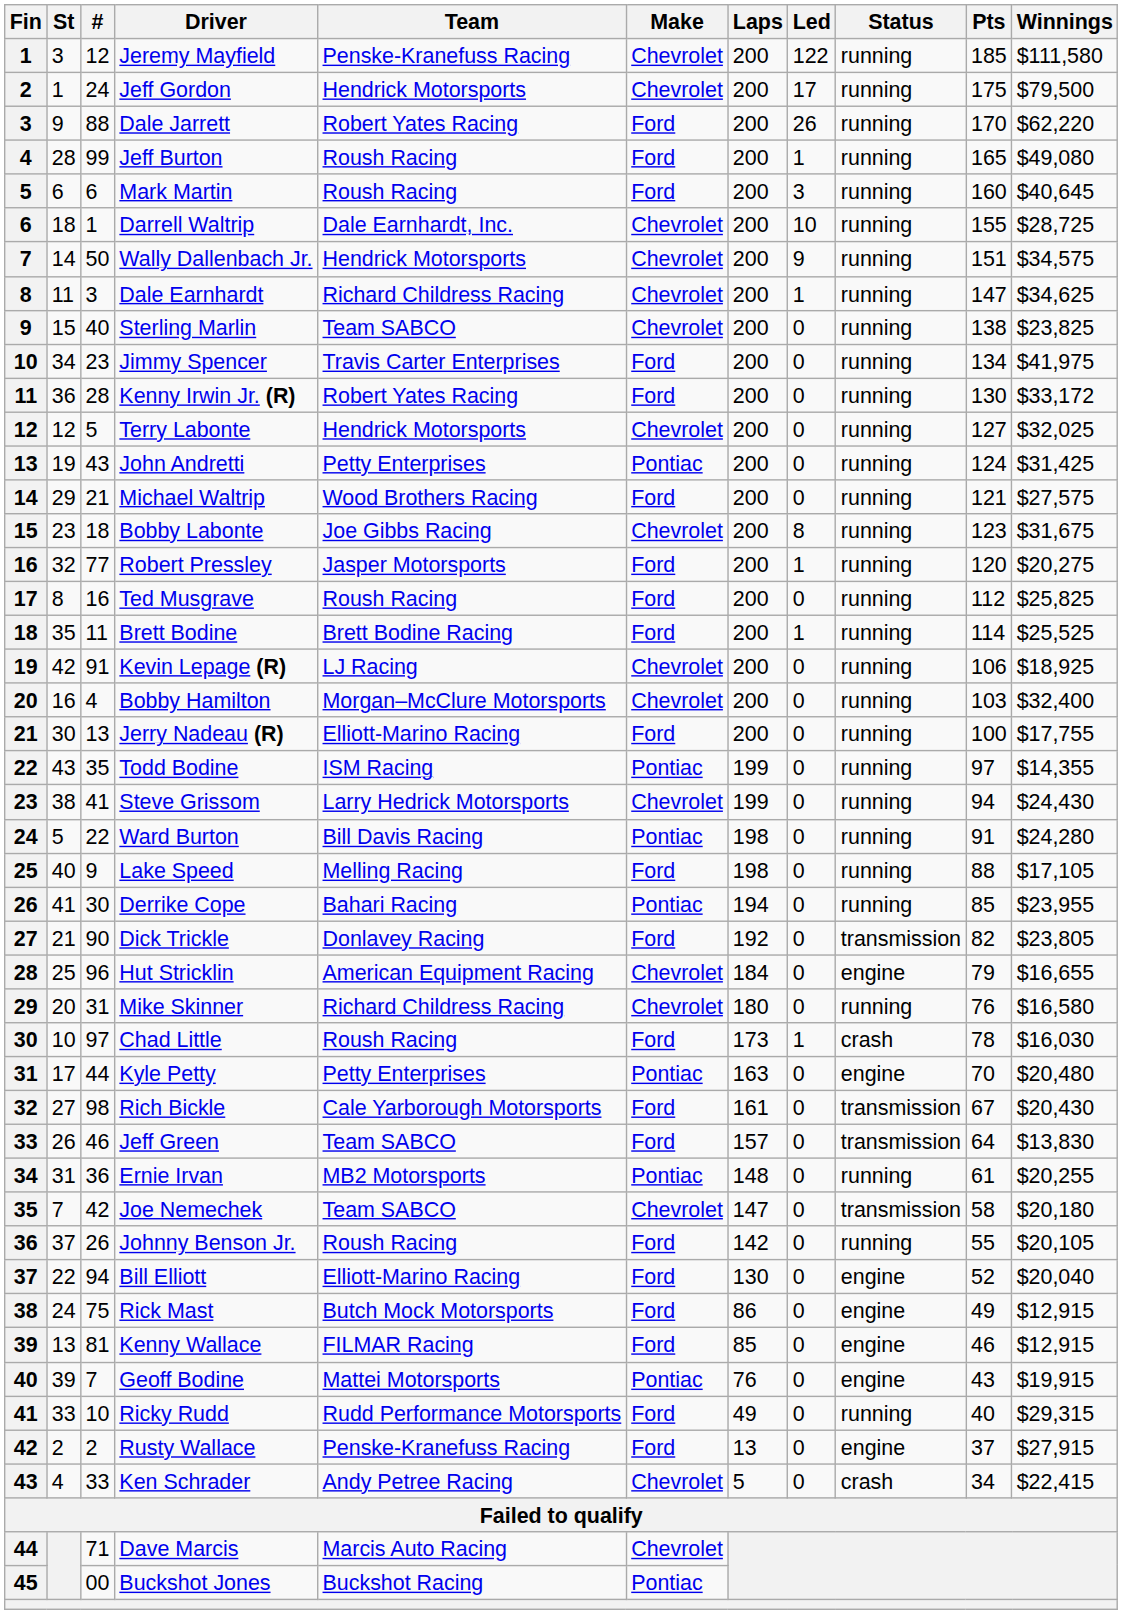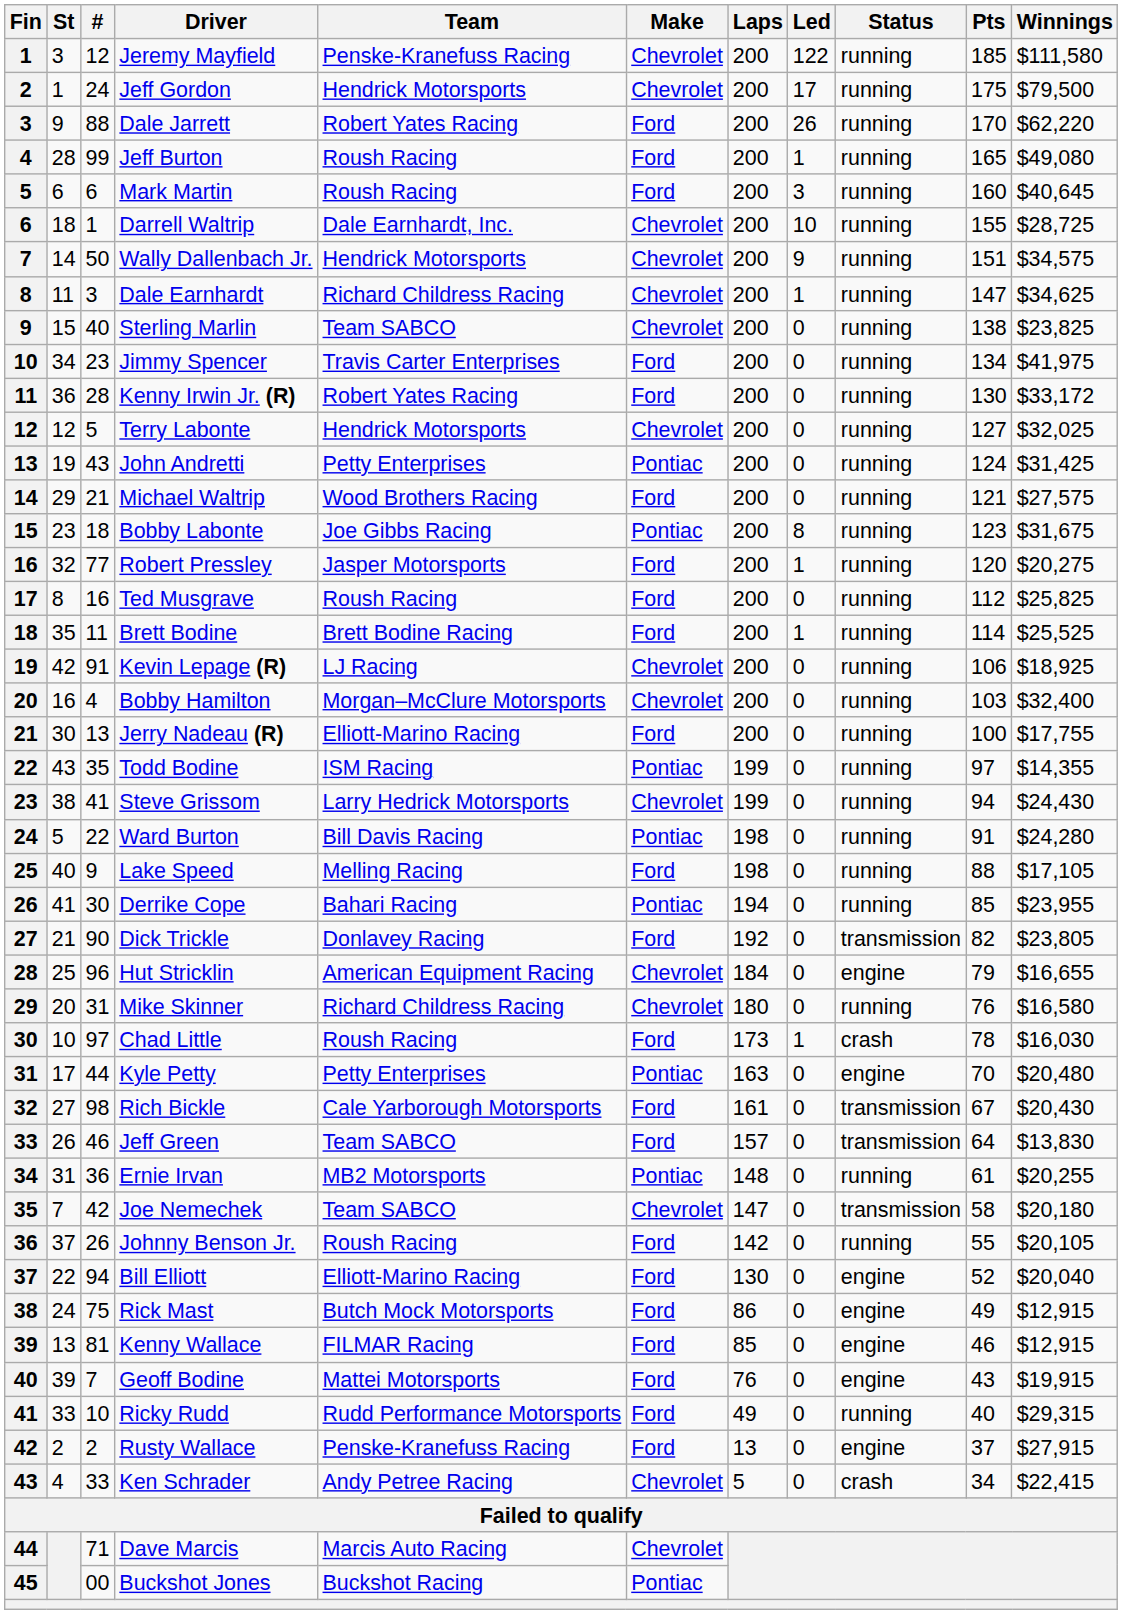(677, 531) Chevrolet -> (667, 531) Pontiac
(667, 1379) Pontiac -> (653, 1379) Ford
